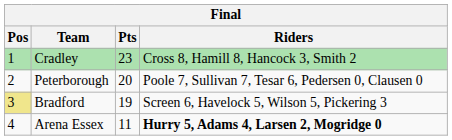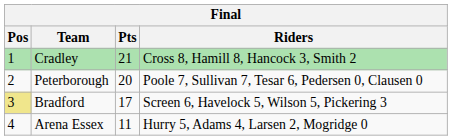(125, 59) 23 -> (125, 59) 21
(125, 102) 19 -> (125, 102) 17
(262, 124) bold -> (255, 124) normal
